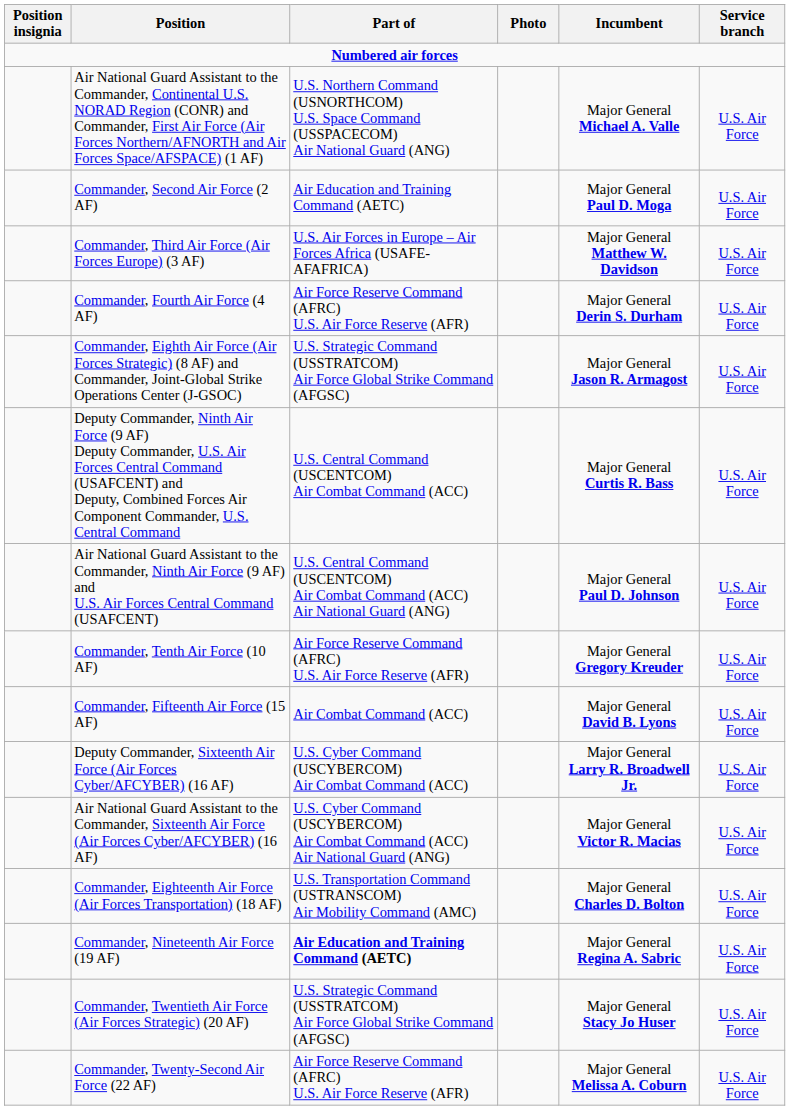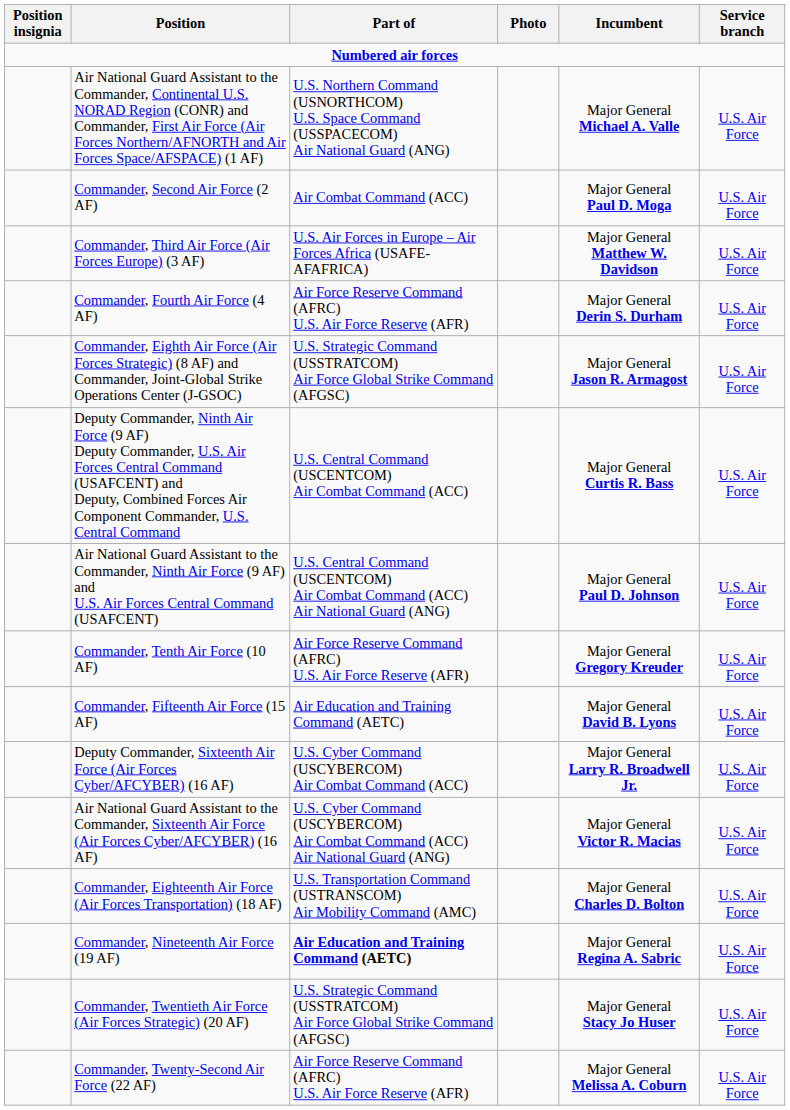(372, 197) Air Education and Training Command (AETC) -> (381, 197) Air Combat Command (ACC)
(381, 714) Air Combat Command (ACC) -> (372, 714) Air Education and Training Command (AETC)
